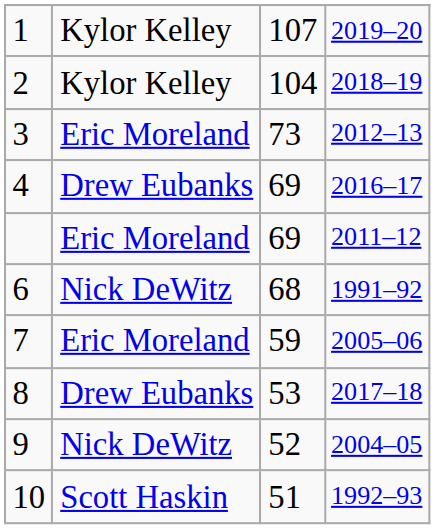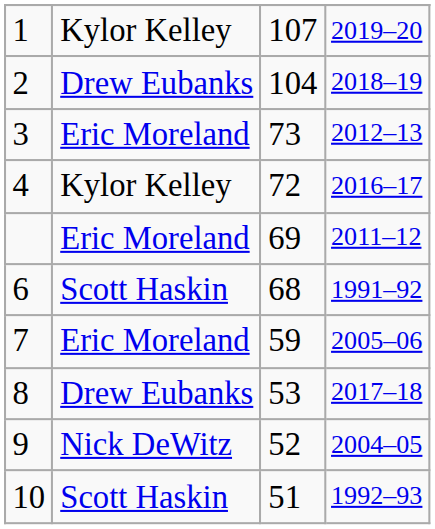(146, 82) Kylor Kelley -> (157, 82) Drew Eubanks
(157, 185) Drew Eubanks -> (146, 185) Kylor Kelley
(285, 185) 69 -> (285, 185) 72
(146, 289) Nick DeWitz -> (144, 289) Scott Haskin
